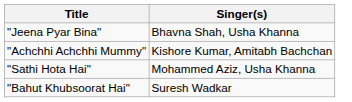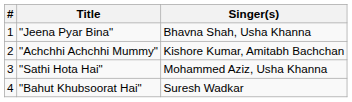+ column: (10, 14)
